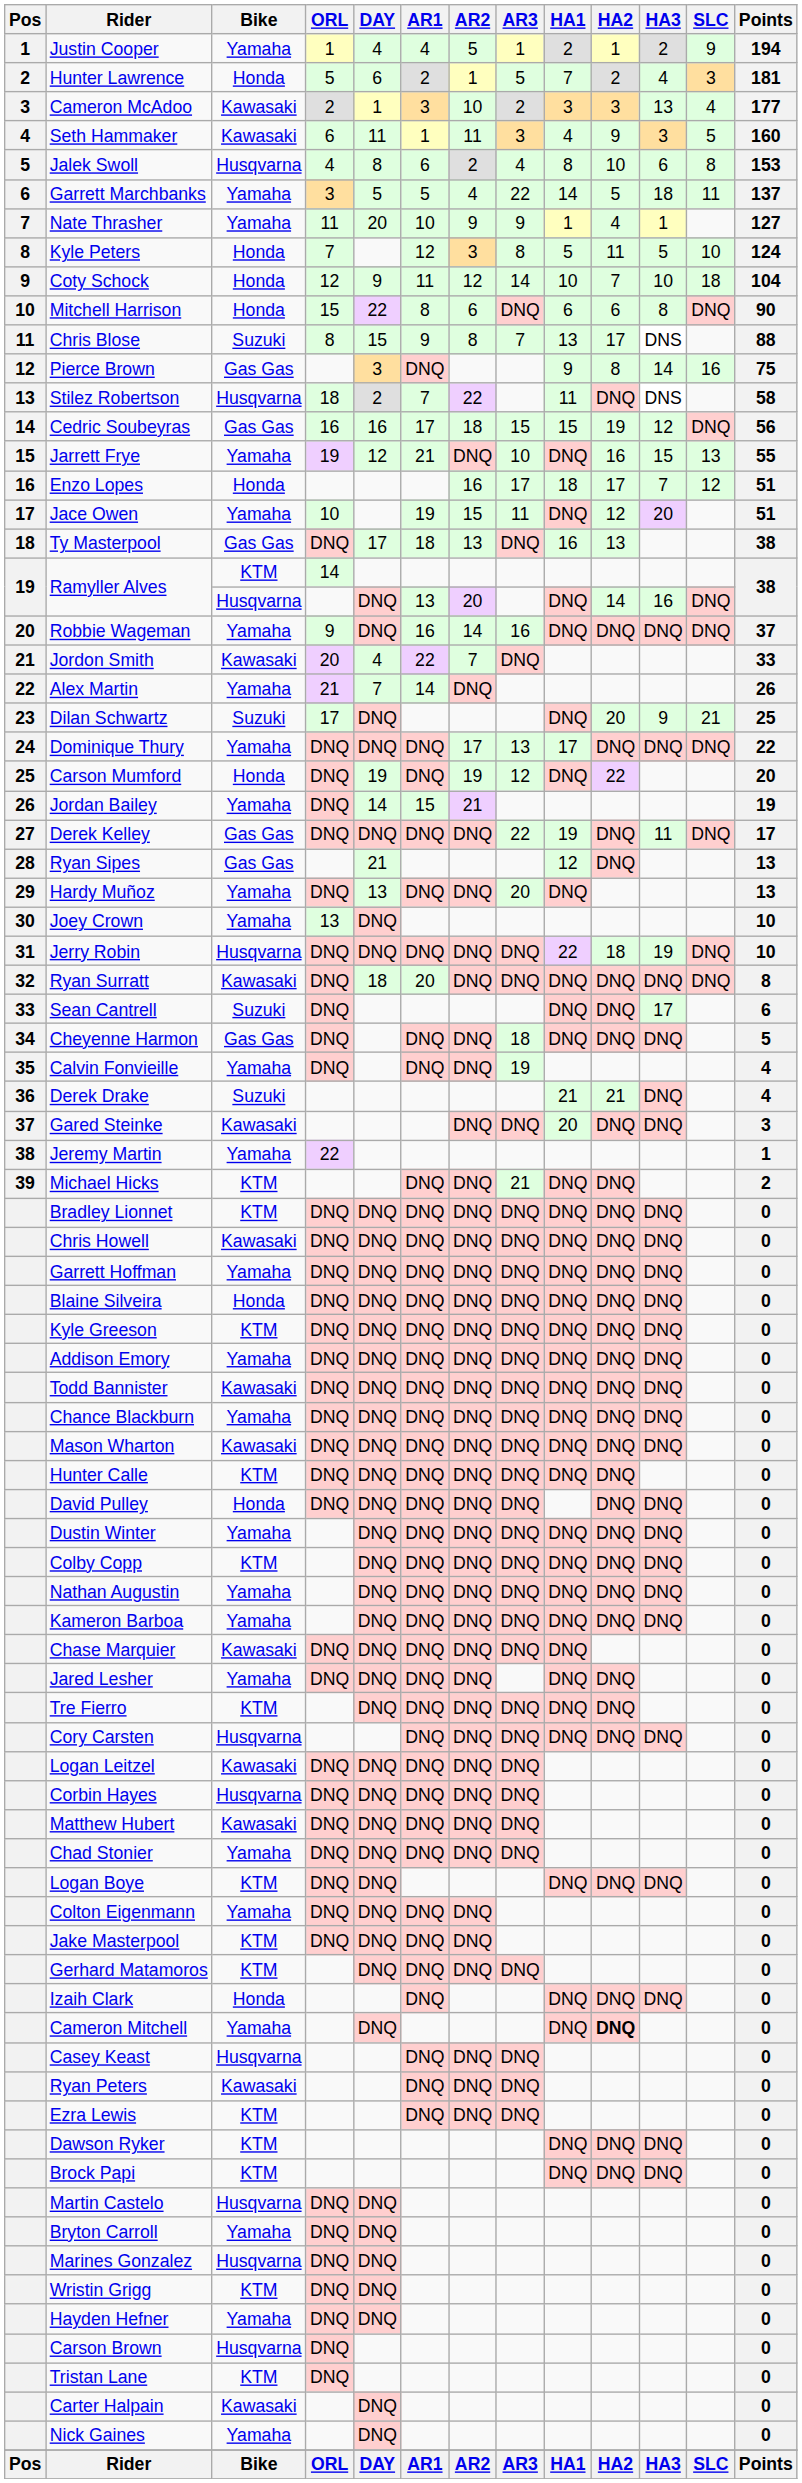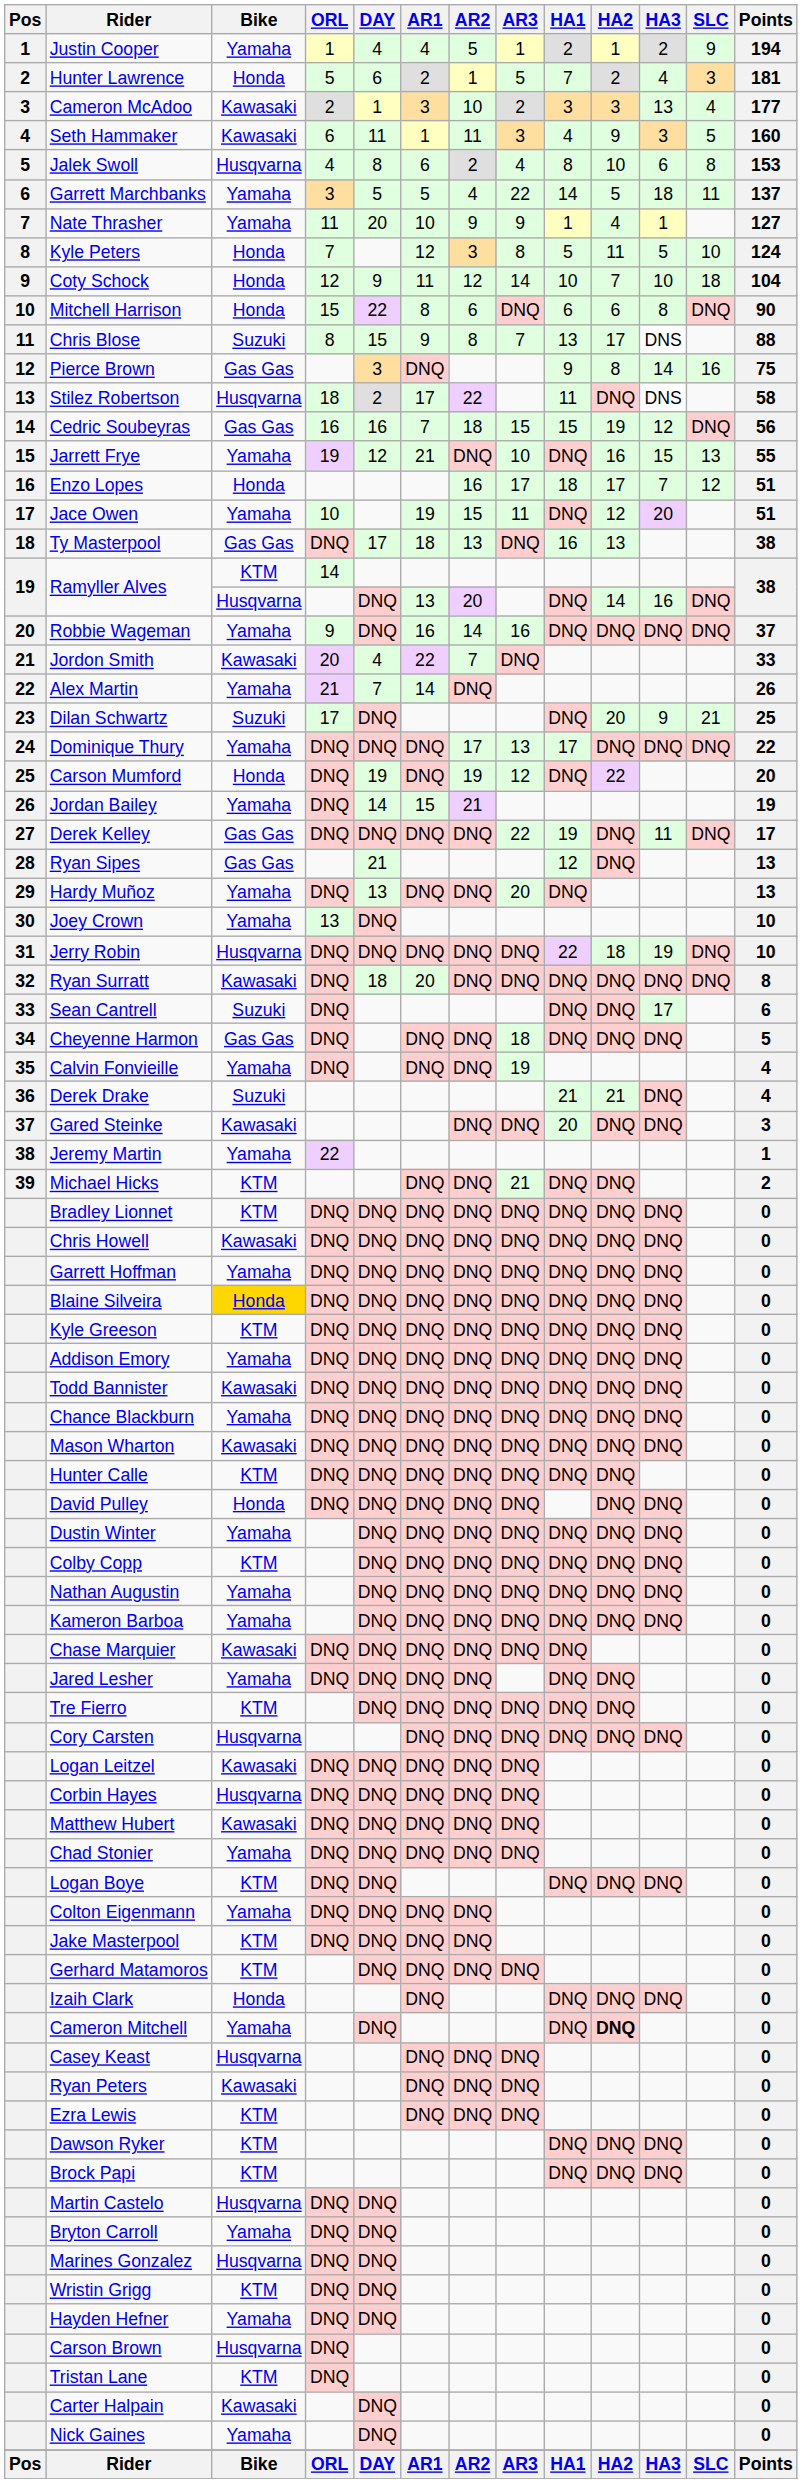(425, 397) 7 -> (425, 397) 17
(425, 427) 17 -> (425, 427) 7
(259, 1300) no background -> (259, 1300) gold background
